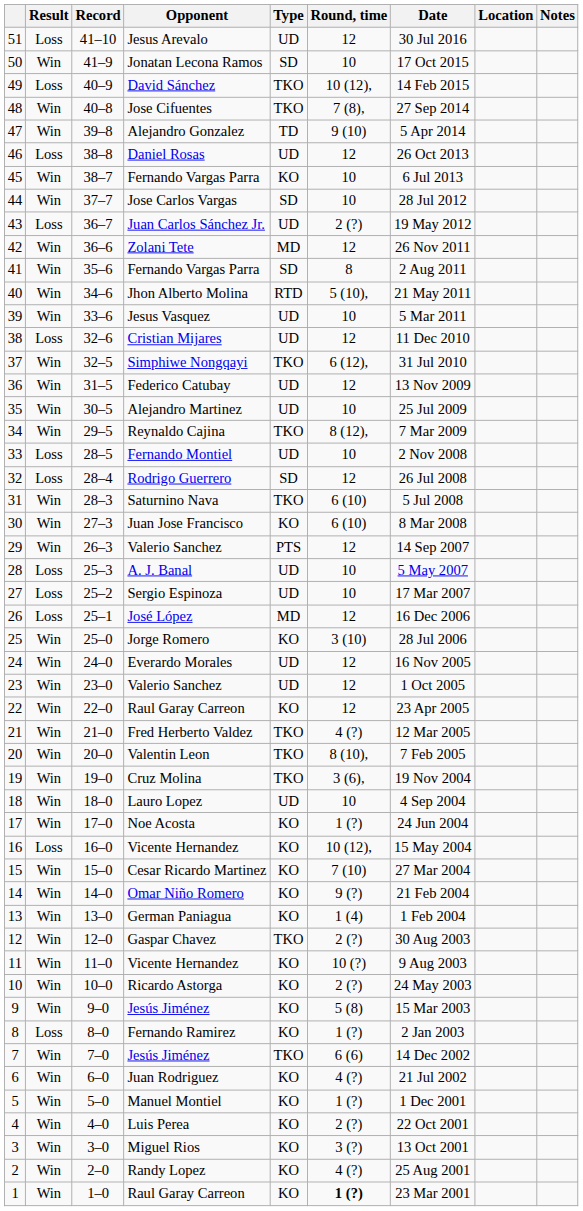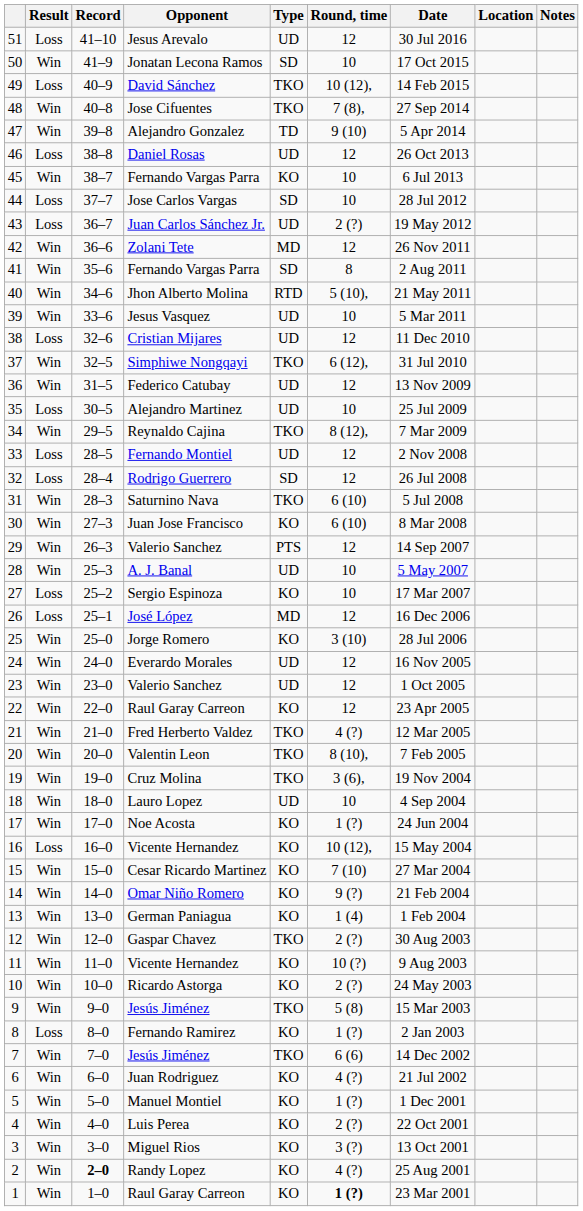(49, 200) Win -> (49, 200) Loss
(49, 408) Win -> (49, 408) Loss
(349, 454) 10 -> (349, 454) 12
(49, 570) Loss -> (49, 570) Win
(288, 593) UD -> (288, 593) KO
(288, 1008) KO -> (288, 1008) TKO
(98, 1170) normal -> (98, 1170) bold
